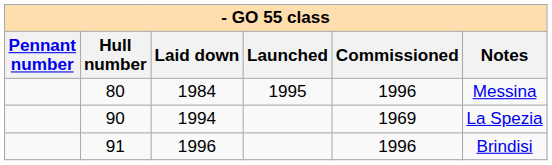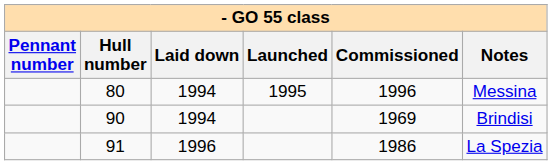(197, 91) 1984 -> (197, 91) 1994
(505, 118) La Spezia -> (505, 118) Brindisi
(397, 145) 1996 -> (397, 145) 1986
(505, 145) Brindisi -> (505, 145) La Spezia
